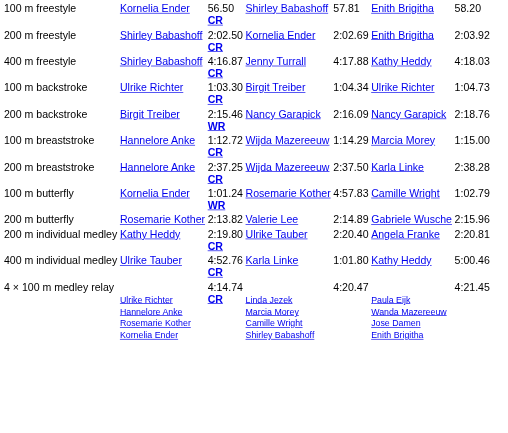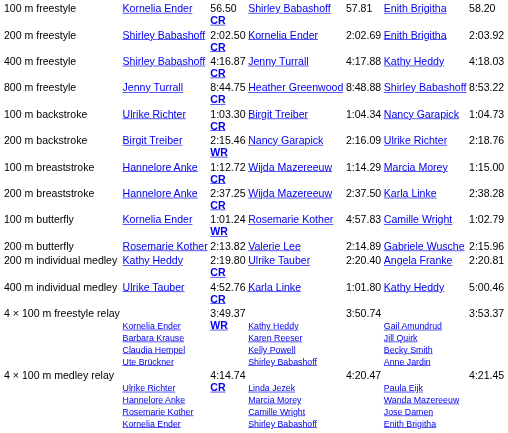+ row: (40, 88)
(403, 88) Ulrike Richter -> (421, 114) Nancy Garapick
(409, 114) Nancy Garapick -> (415, 141) Ulrike Richter
+ row: (62, 314)
